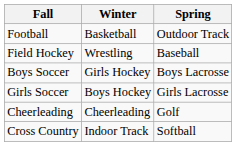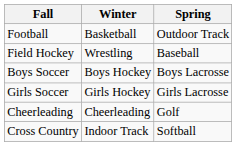(117, 72) Girls Hockey -> (118, 72) Boys Hockey
(118, 92) Boys Hockey -> (117, 92) Girls Hockey
